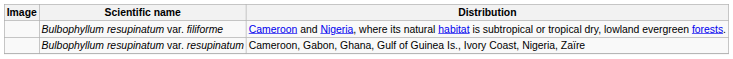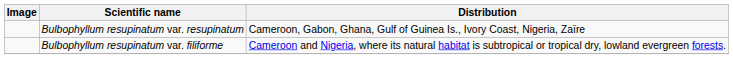rows swapped: (143, 45) <-> (132, 29)
